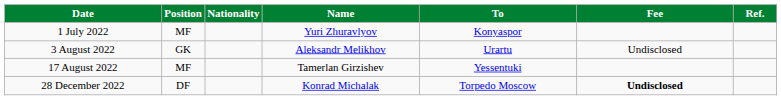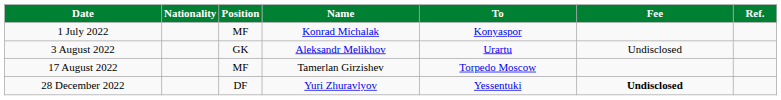columns swapped: (183, 13) <-> (233, 13)
(341, 31) Yuri Zhuravlyov -> (341, 31) Konrad Michalak
(498, 68) Yessentuki -> (498, 68) Torpedo Moscow
(341, 86) Konrad Michalak -> (341, 86) Yuri Zhuravlyov
(498, 86) Torpedo Moscow -> (498, 86) Yessentuki
